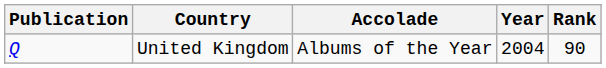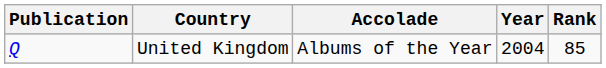(575, 49) 90 -> (575, 49) 85
